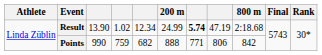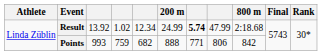(99, 28) 13.90 -> (99, 28) 13.92
(220, 28) 47.19 -> (220, 28) 47.99
(99, 43) 990 -> (99, 43) 993
